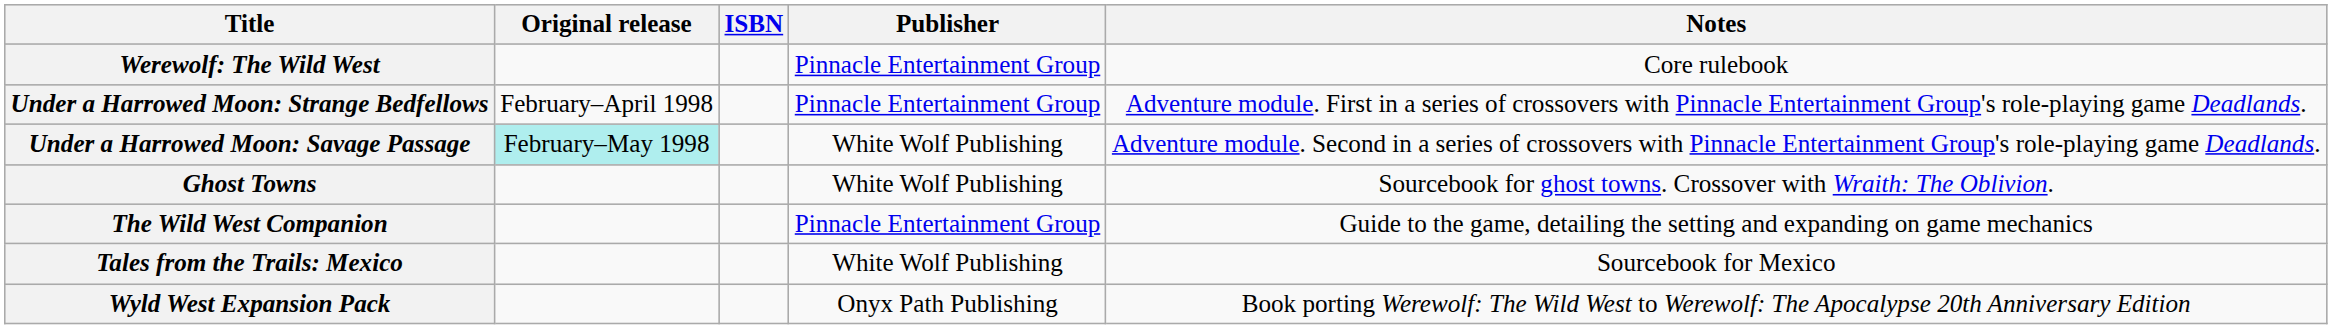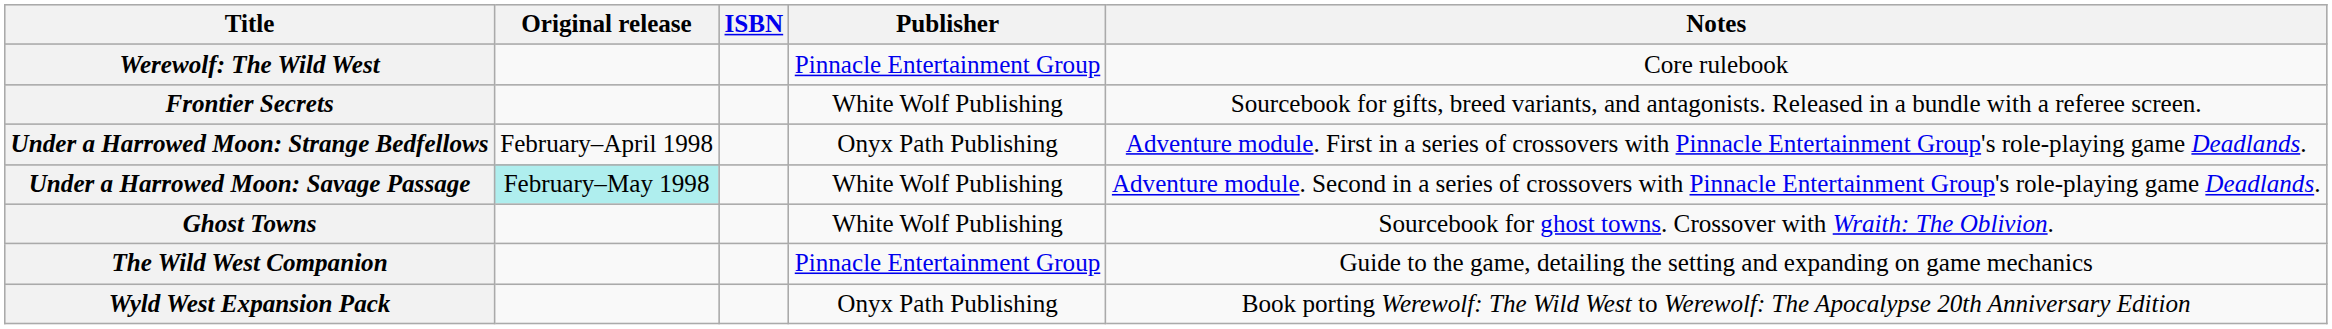+ row: (250, 104)
(948, 104) Pinnacle Entertainment Group -> (948, 143) Onyx Path Publishing
- row: (250, 263)
